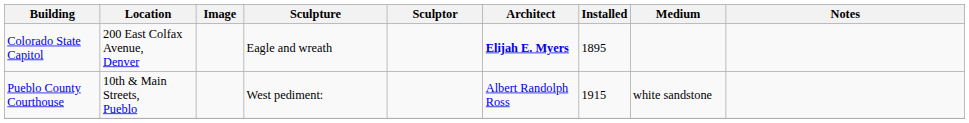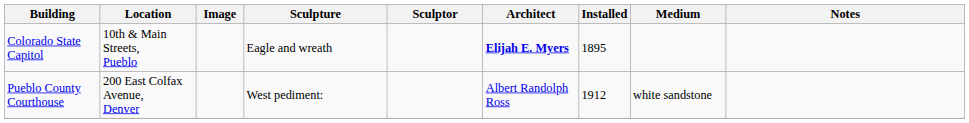(143, 47) 200 East Colfax Avenue, Denver -> (135, 47) 10th & Main Streets, Pueblo
(135, 94) 10th & Main Streets, Pueblo -> (143, 94) 200 East Colfax Avenue, Denver
(594, 94) 1915 -> (594, 94) 1912
